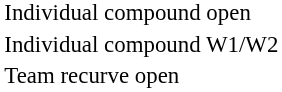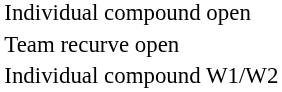rows swapped: (141, 44) <-> (92, 75)
